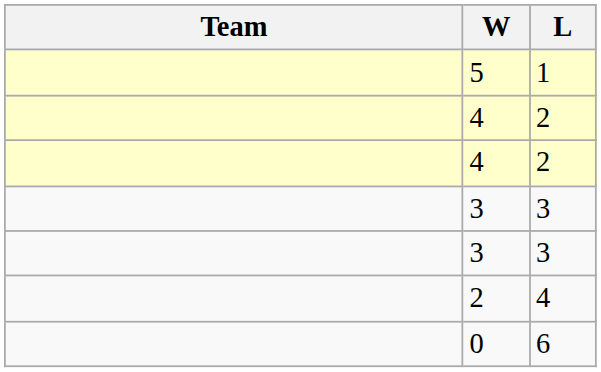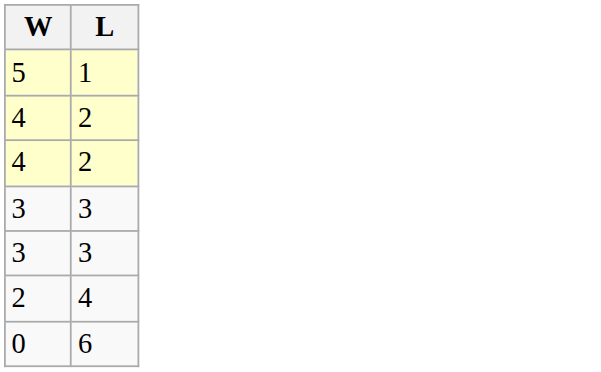- column: (234, 27)
